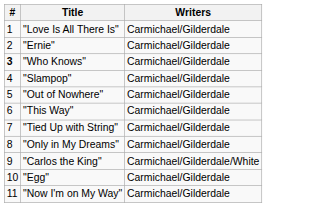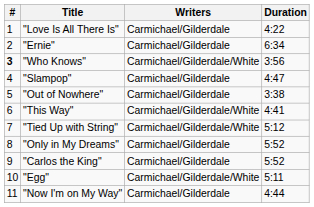+ column: (286, 12)
(178, 62) Carmichael/Gilderdale -> (193, 62) Carmichael/Gilderdale/White
(178, 111) Carmichael/Gilderdale -> (193, 111) Carmichael/Gilderdale/White
(178, 128) Carmichael/Gilderdale -> (193, 128) Carmichael/Gilderdale/White
(193, 161) Carmichael/Gilderdale/White -> (178, 161) Carmichael/Gilderdale
(178, 177) Carmichael/Gilderdale -> (193, 177) Carmichael/Gilderdale/White
